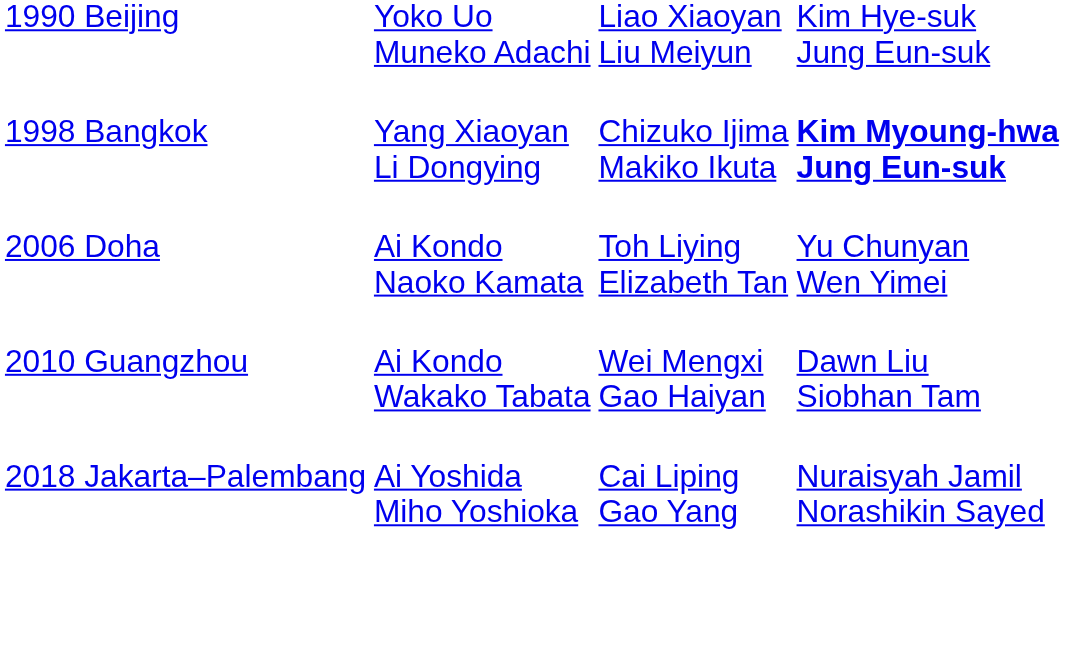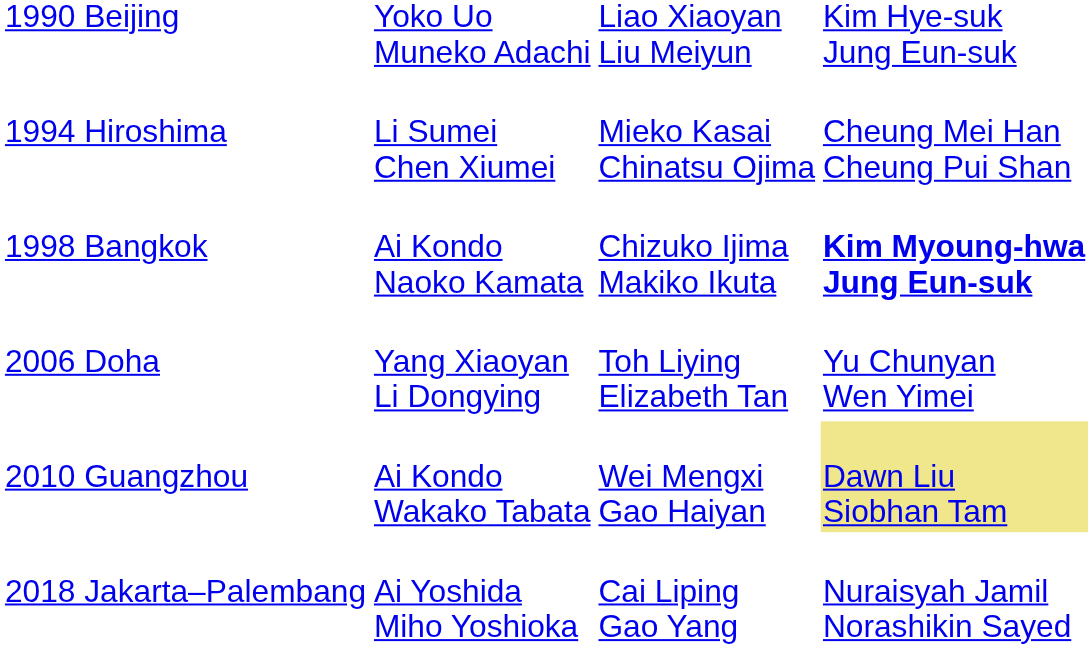+ row: (116, 131)
(471, 149) Yang Xiaoyan Li Dongying -> (479, 264) Ai Kondo Naoko Kamata
(479, 264) Ai Kondo Naoko Kamata -> (471, 379) Yang Xiaoyan Li Dongying
(889, 379) no background -> (915, 494) khaki background
